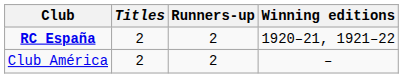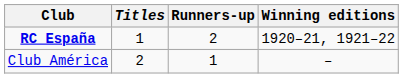(140, 39) 2 -> (140, 39) 1
(213, 61) 2 -> (213, 61) 1
